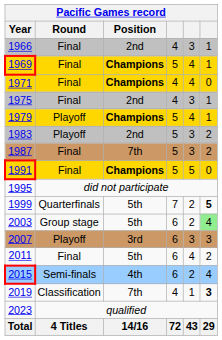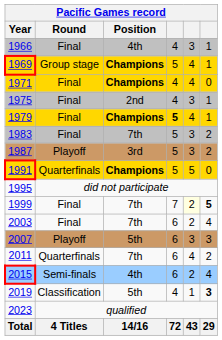(135, 47) 2nd -> (135, 47) 4th
(70, 65) Final -> (70, 65) Group stage
(69, 117) Playoff -> (69, 117) Final
(175, 117) normal -> (175, 117) bold
(69, 134) Playoff -> (69, 134) Final
(135, 134) 2nd -> (135, 134) 7th
(69, 152) Final -> (69, 152) Playoff
(135, 152) 7th -> (135, 152) 3rd
(70, 170) Final -> (70, 170) Quarterfinals
(69, 205) Quarterfinals -> (69, 205) Final
(135, 205) 5th -> (135, 205) 7th
(192, 205) no background -> (192, 205) lightyellow background
(69, 222) Group stage -> (69, 222) Final
(135, 222) 5th -> (135, 222) 7th
(209, 222) lightgreen background -> (209, 222) no background
(135, 239) 3rd -> (135, 239) 5th
(69, 256) Final -> (69, 256) Quarterfinals
(135, 256) 5th -> (135, 256) 7th
(135, 292) 7th -> (135, 292) 5th
